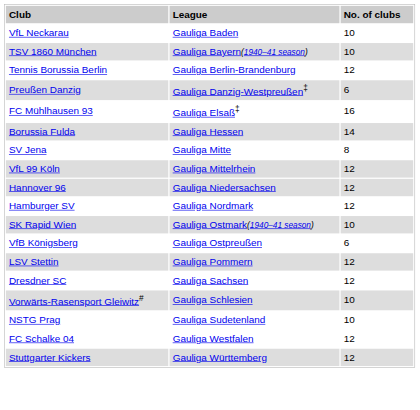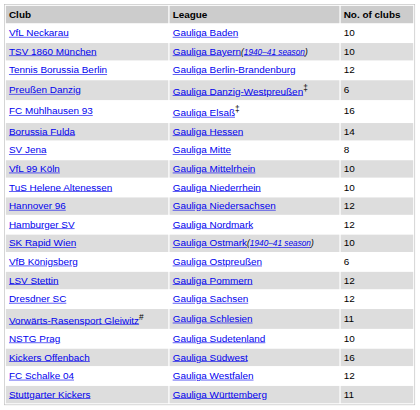(349, 168) 12 -> (349, 168) 10
+ row: (61, 187)
(349, 300) 10 -> (349, 319) 11
+ row: (49, 357)
(349, 357) 12 -> (349, 394) 11
